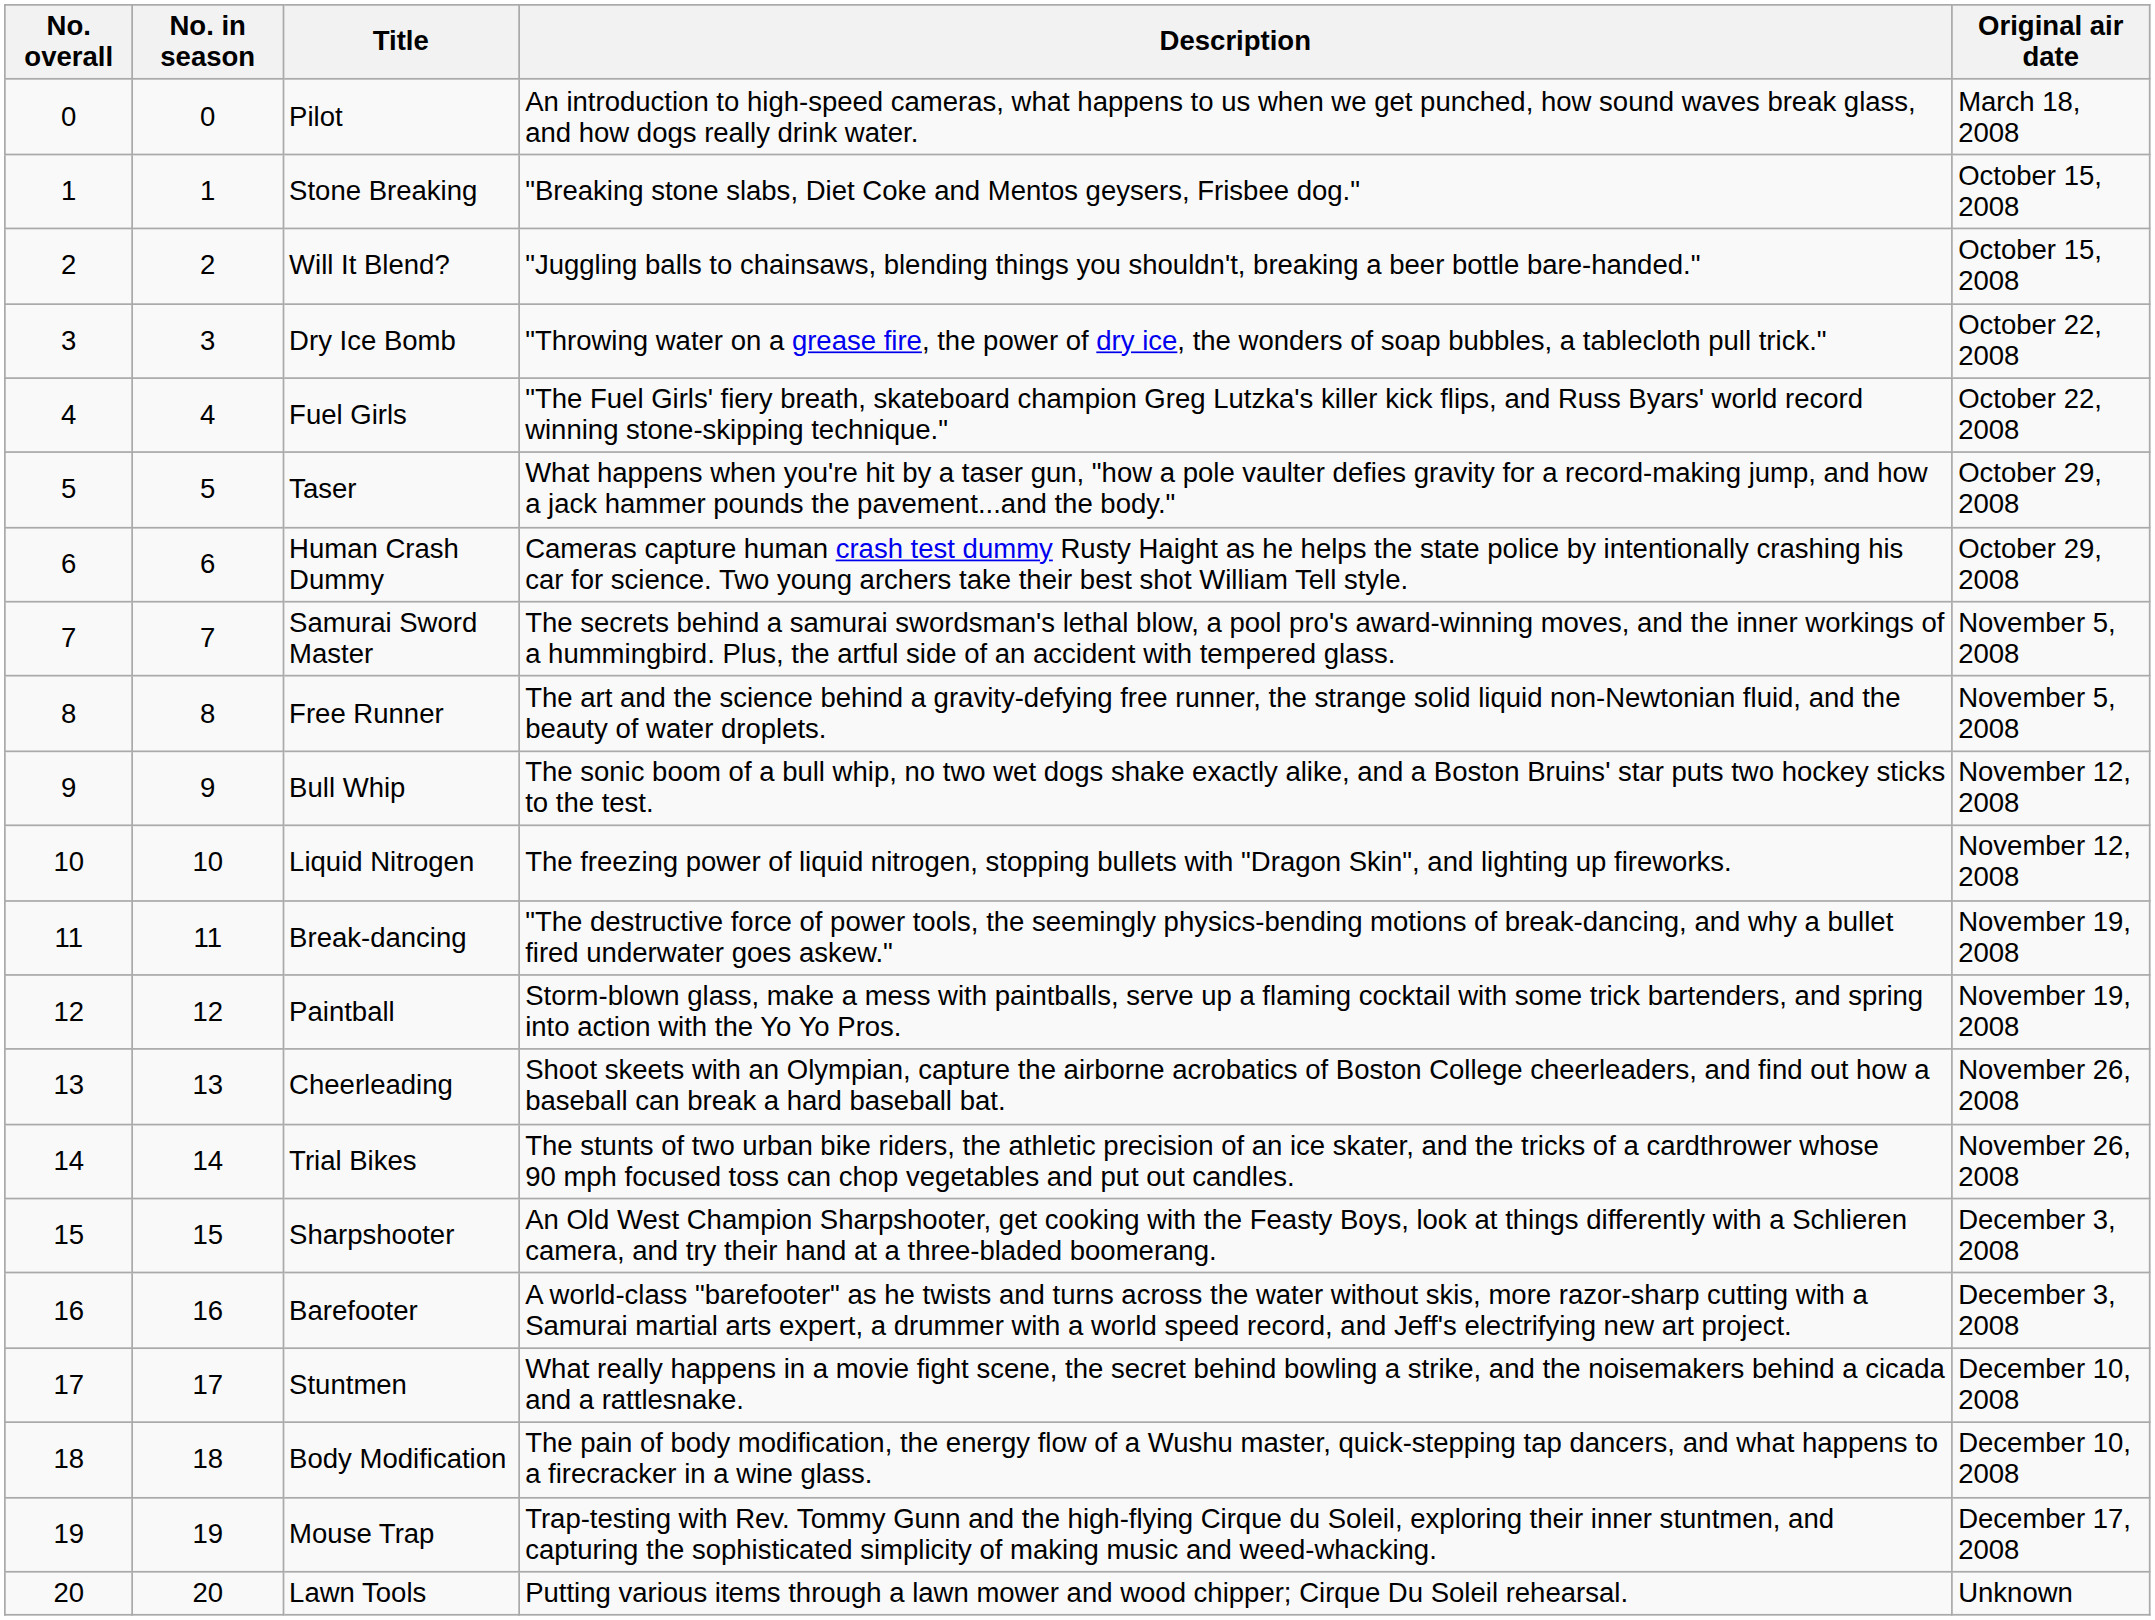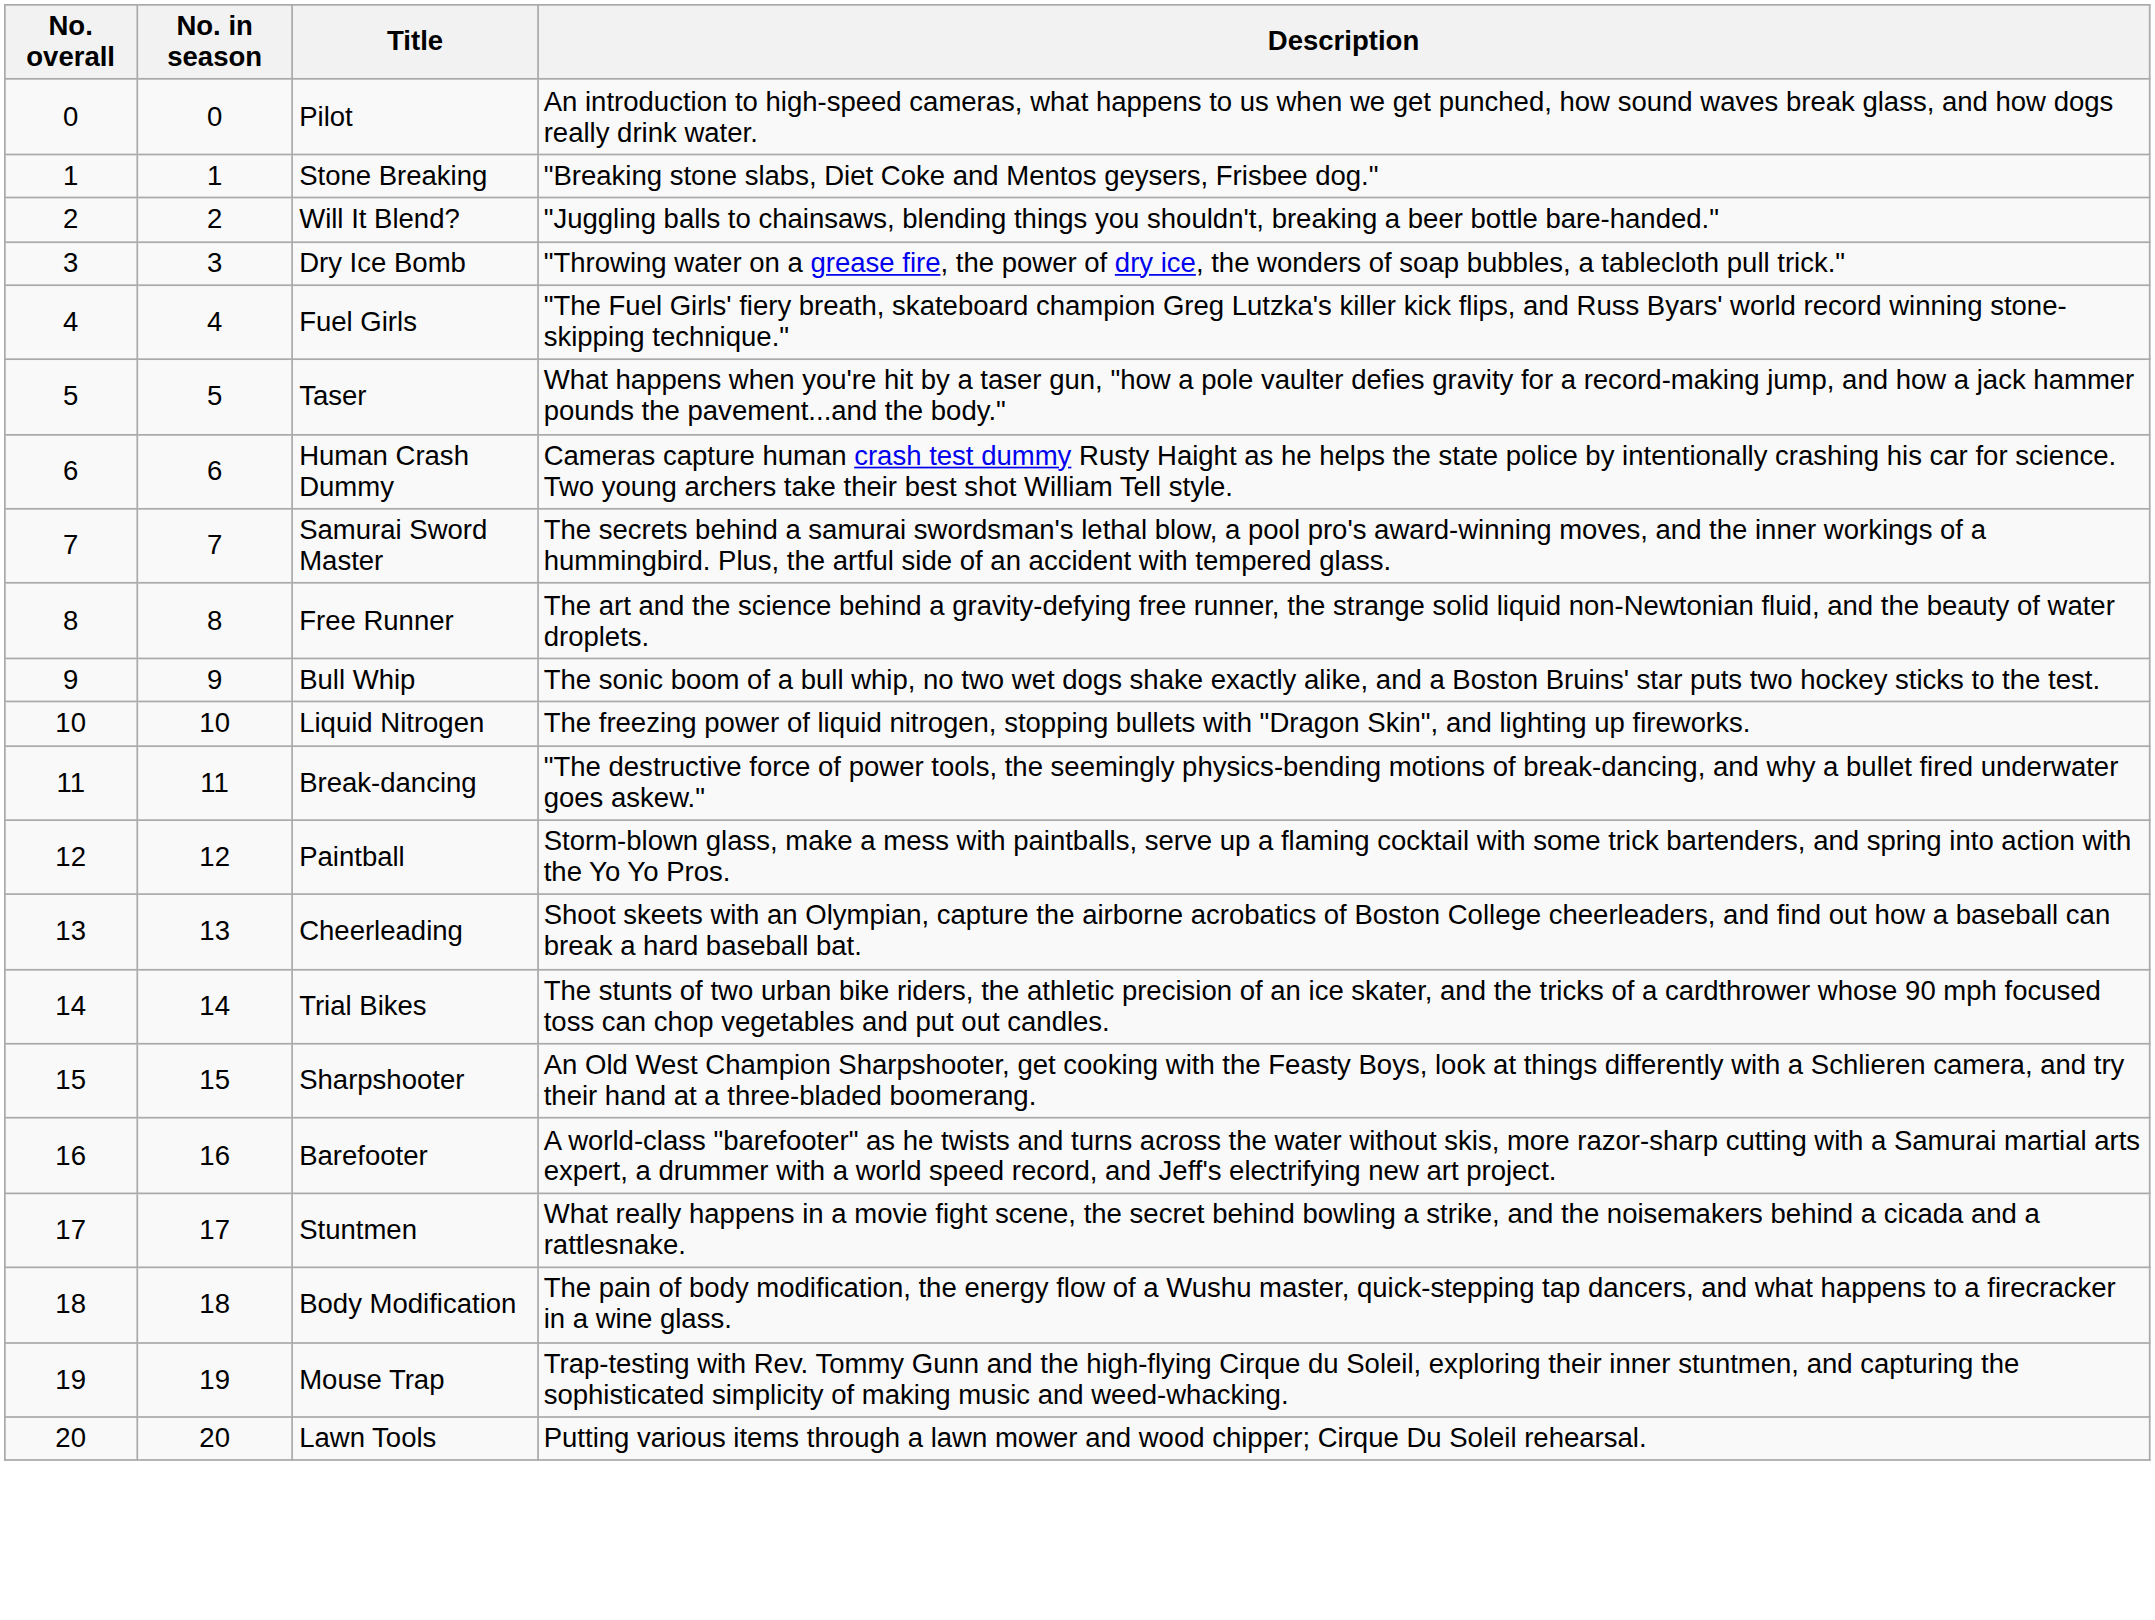- column: (2051, 41)
